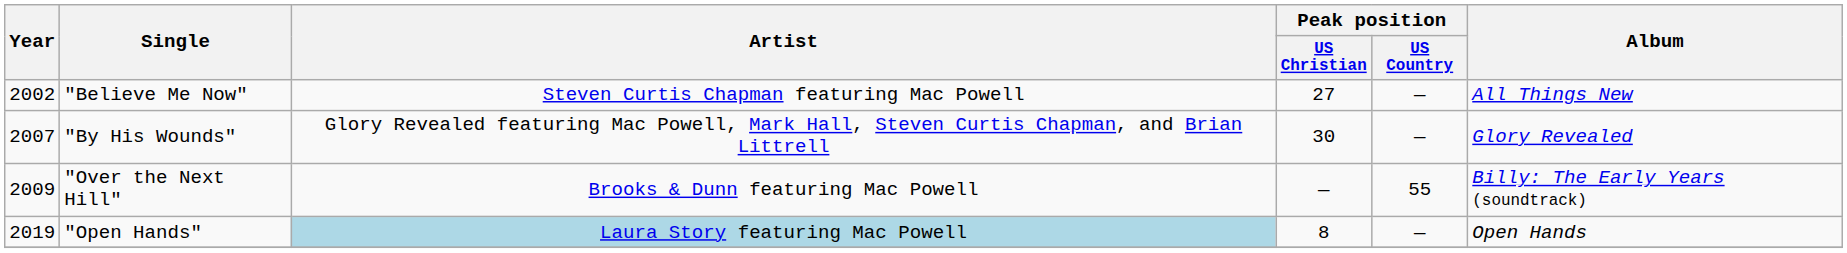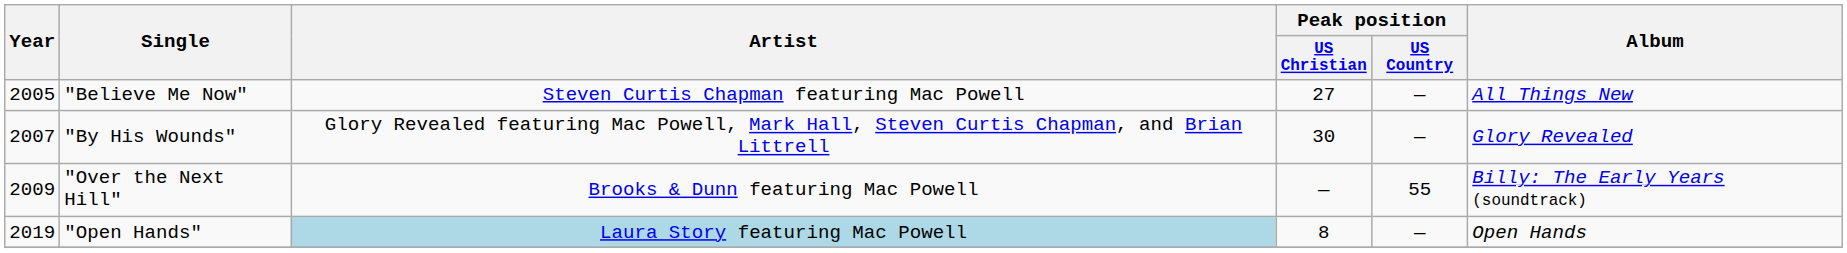(32, 95) 2002 -> (32, 95) 2005
